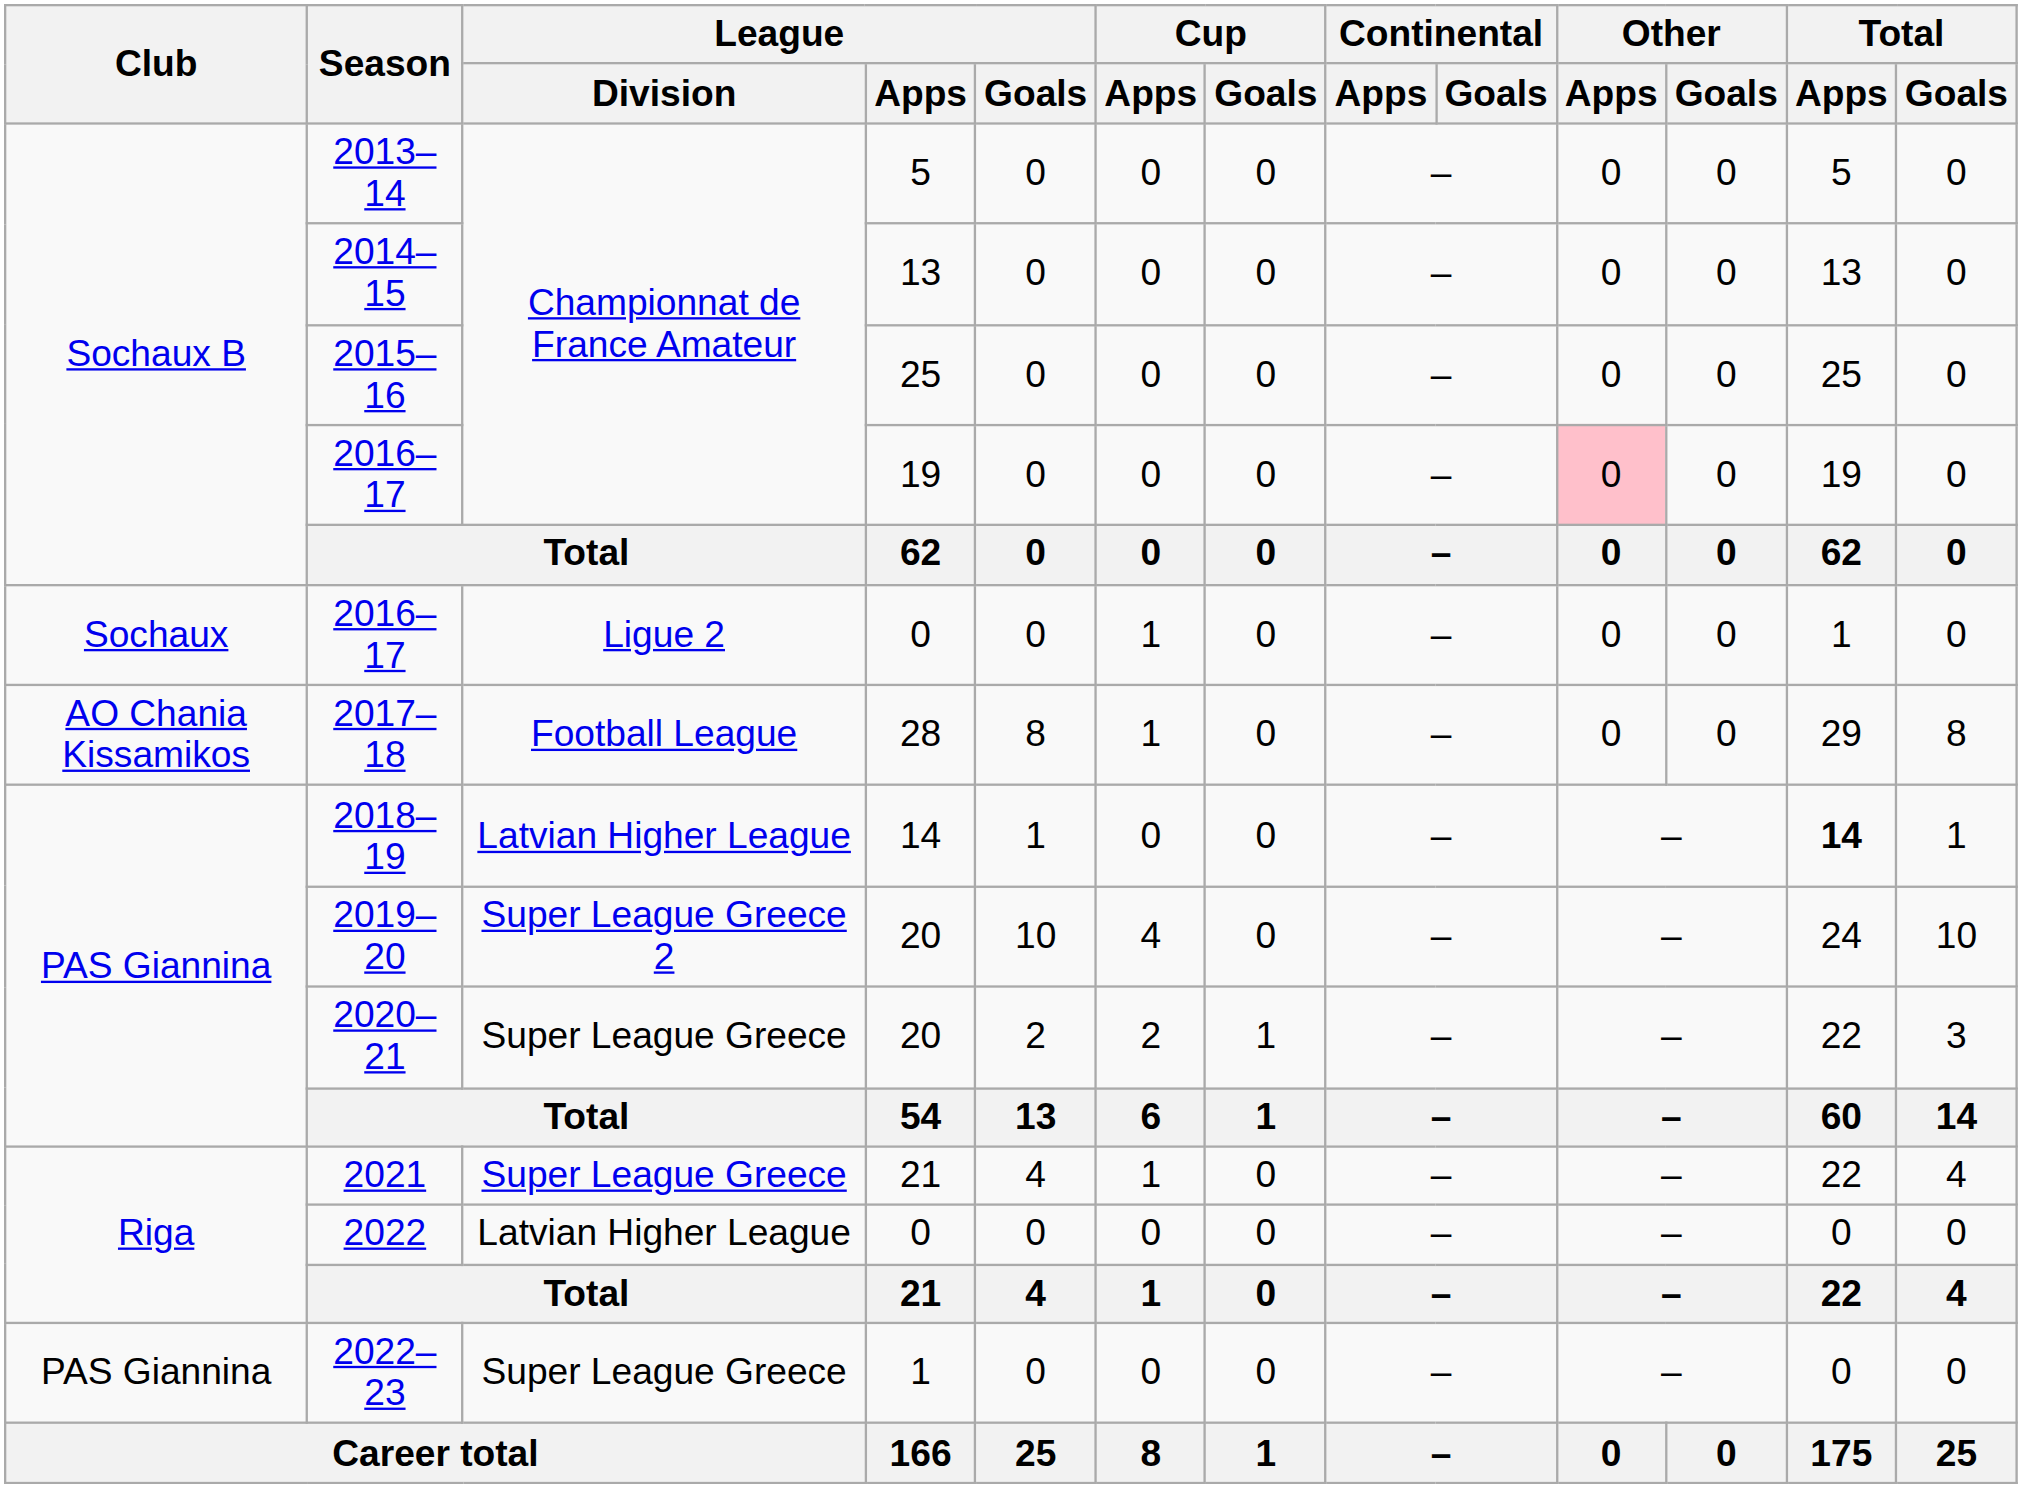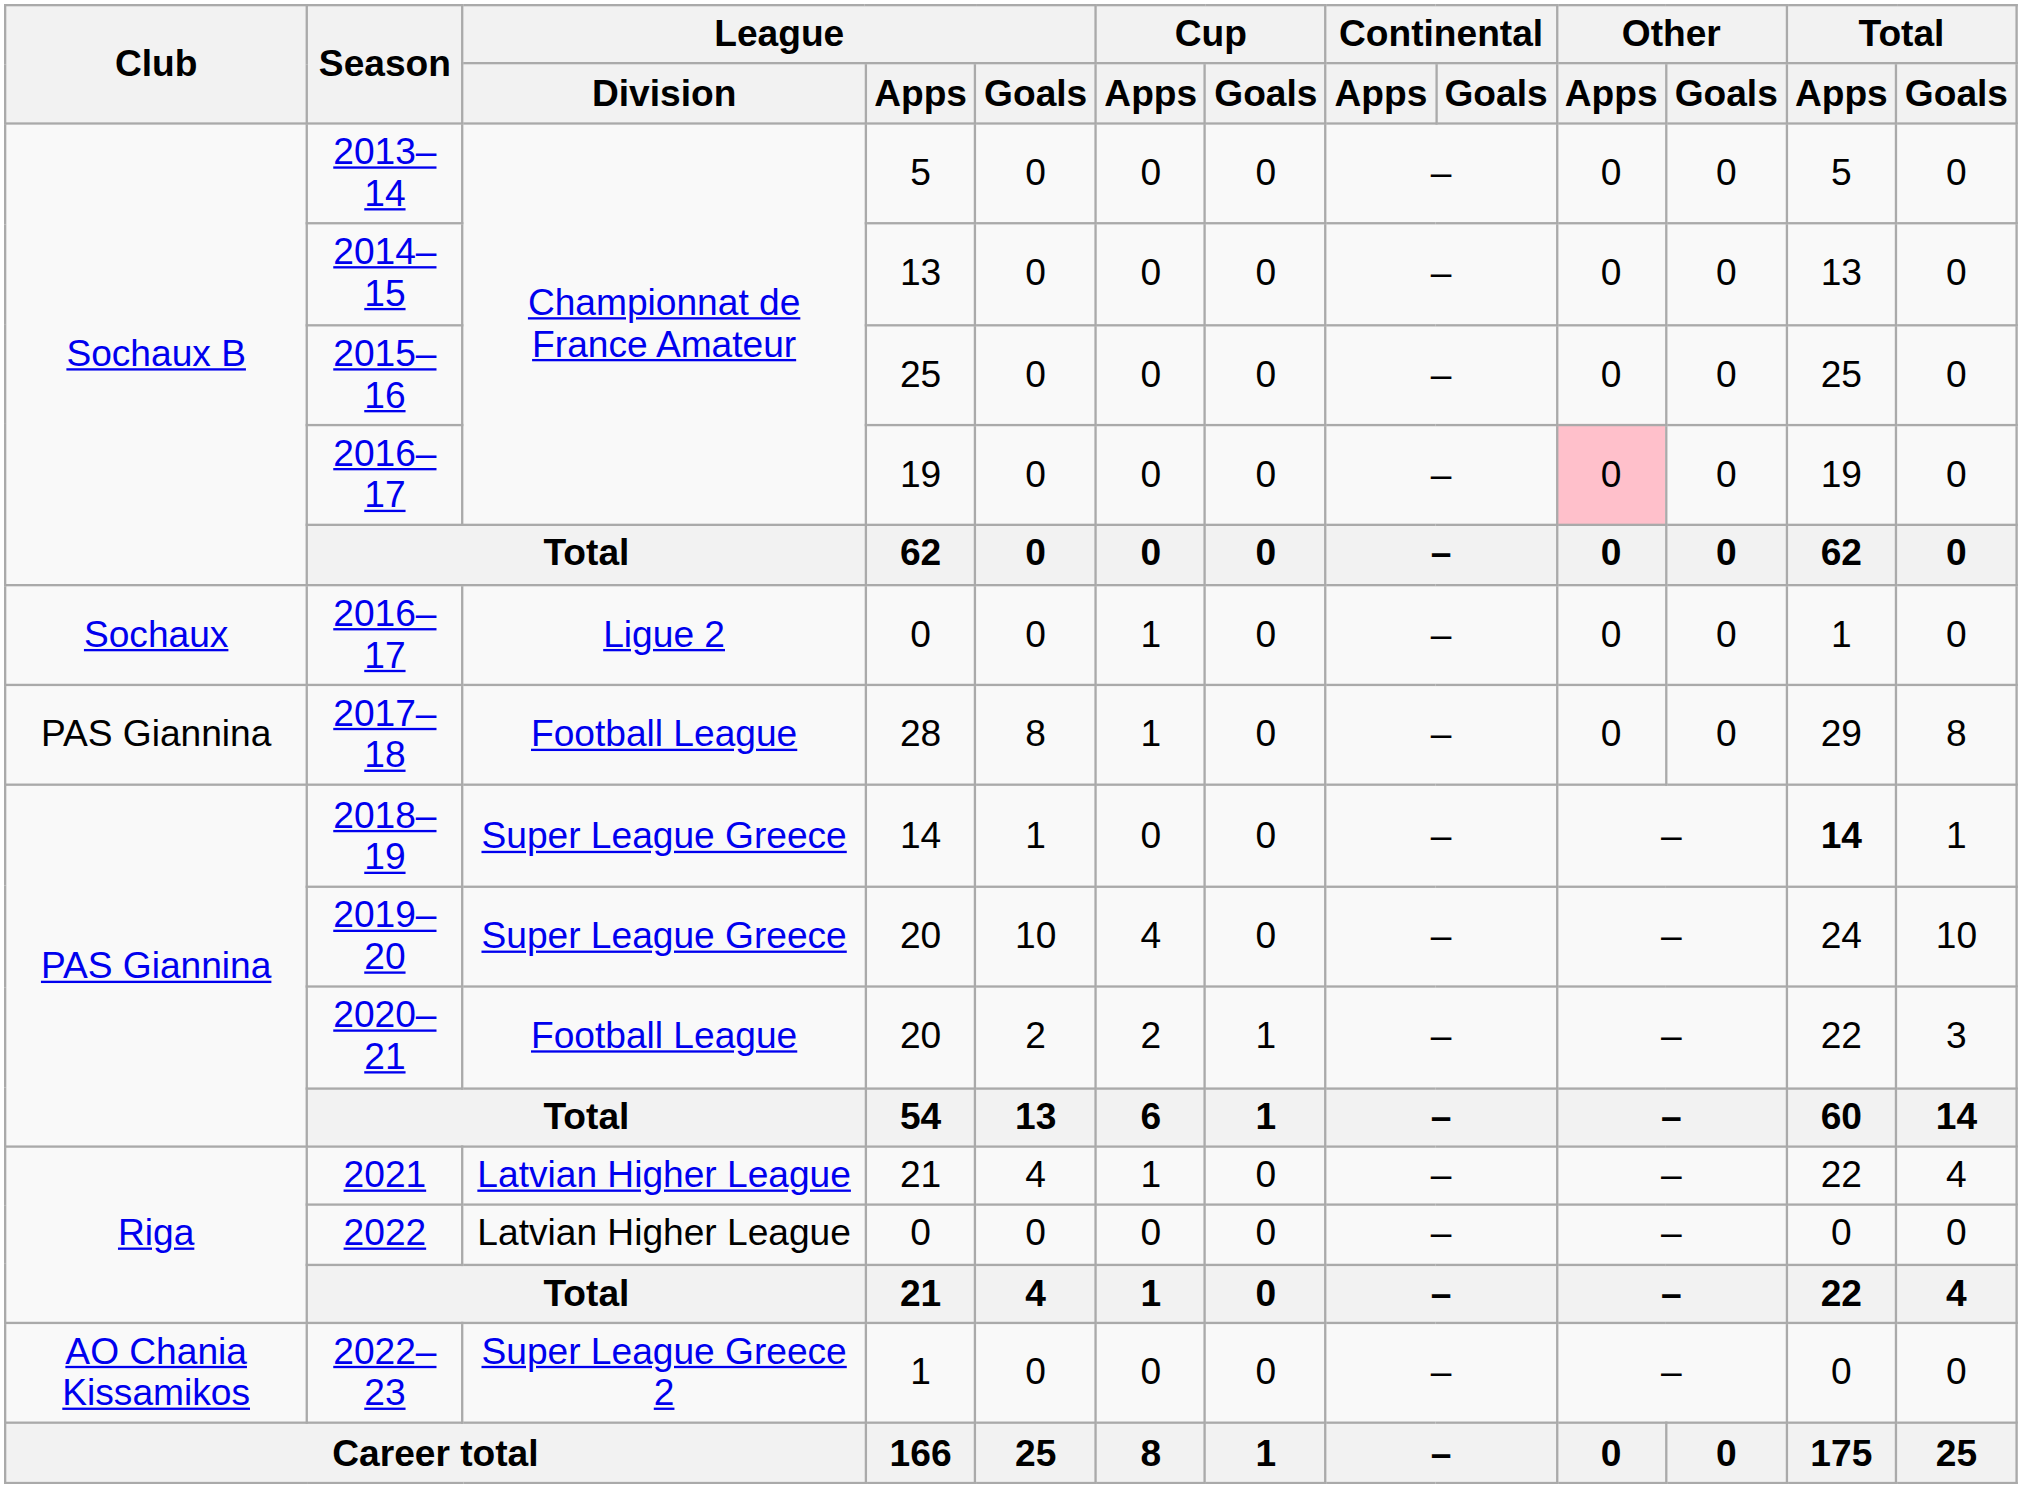(156, 734) AO Chania Kissamikos -> (156, 734) PAS Giannina
(664, 835) Latvian Higher League -> (664, 835) Super League Greece
(664, 935) Super League Greece 2 -> (664, 935) Super League Greece
(664, 1036) Super League Greece -> (664, 1036) Football League
(664, 1175) Super League Greece -> (664, 1175) Latvian Higher League
(156, 1372) PAS Giannina -> (156, 1372) AO Chania Kissamikos
(664, 1372) Super League Greece -> (664, 1372) Super League Greece 2
